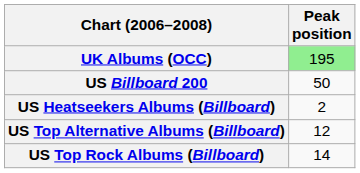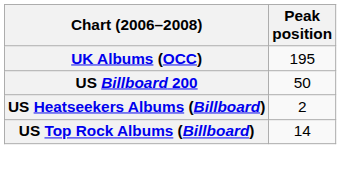(322, 58) lightgreen background -> (302, 58) no background
- row: (146, 131)
